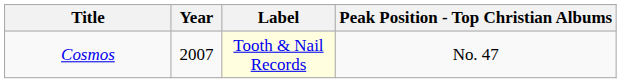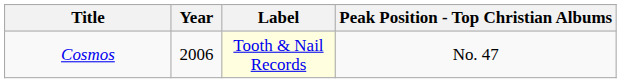(196, 54) 2007 -> (196, 54) 2006
